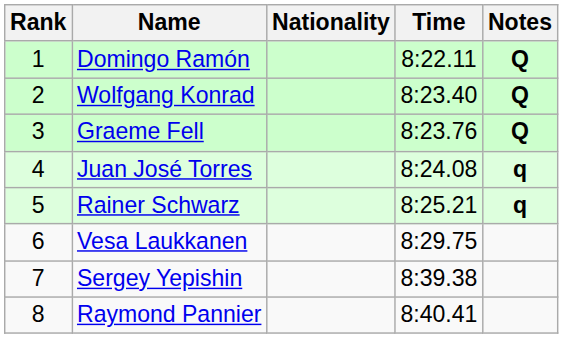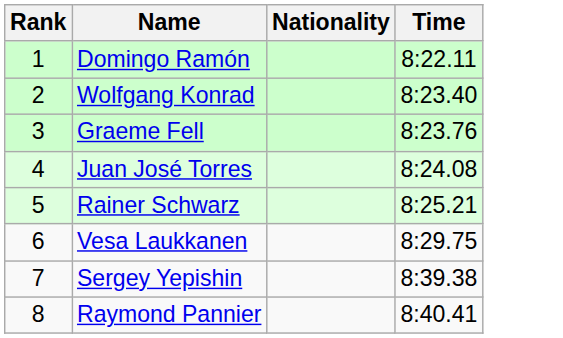- column: (520, 22)
